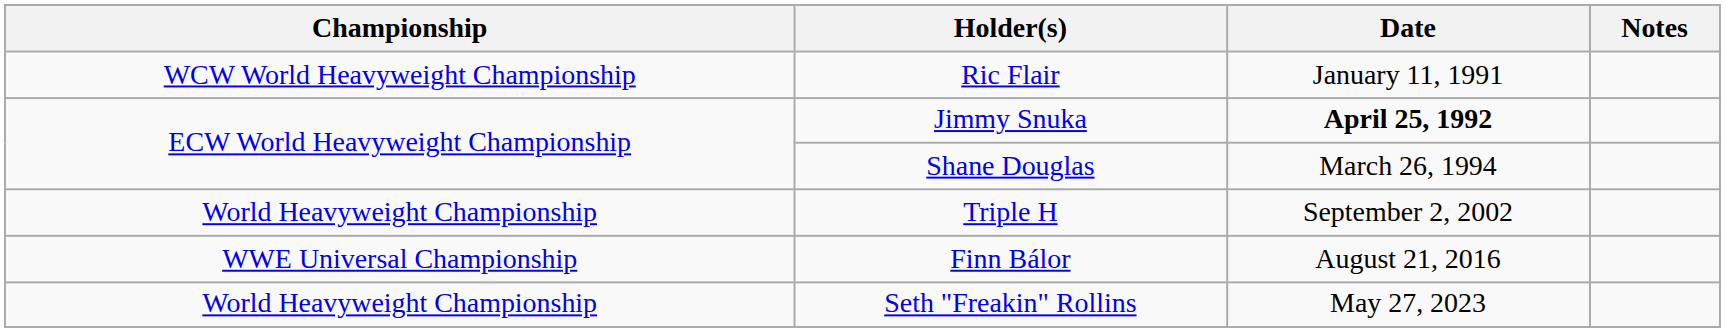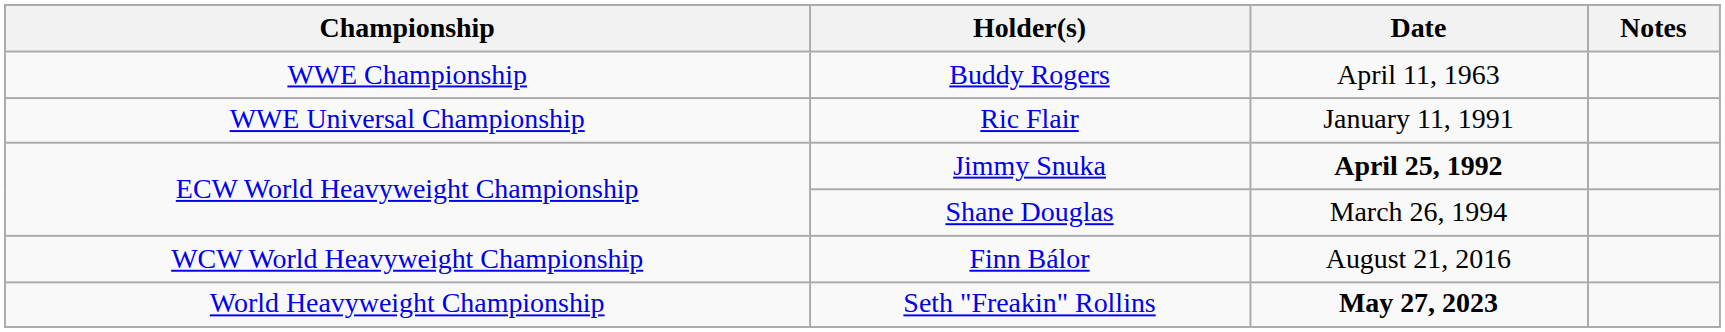+ row: (1030, 74)
(400, 74) WCW World Heavyweight Championship -> (407, 120) WWE Universal Championship
- row: (1010, 212)
(400, 258) WWE Universal Championship -> (407, 258) WCW World Heavyweight Championship
(1408, 304) normal -> (1418, 304) bold
